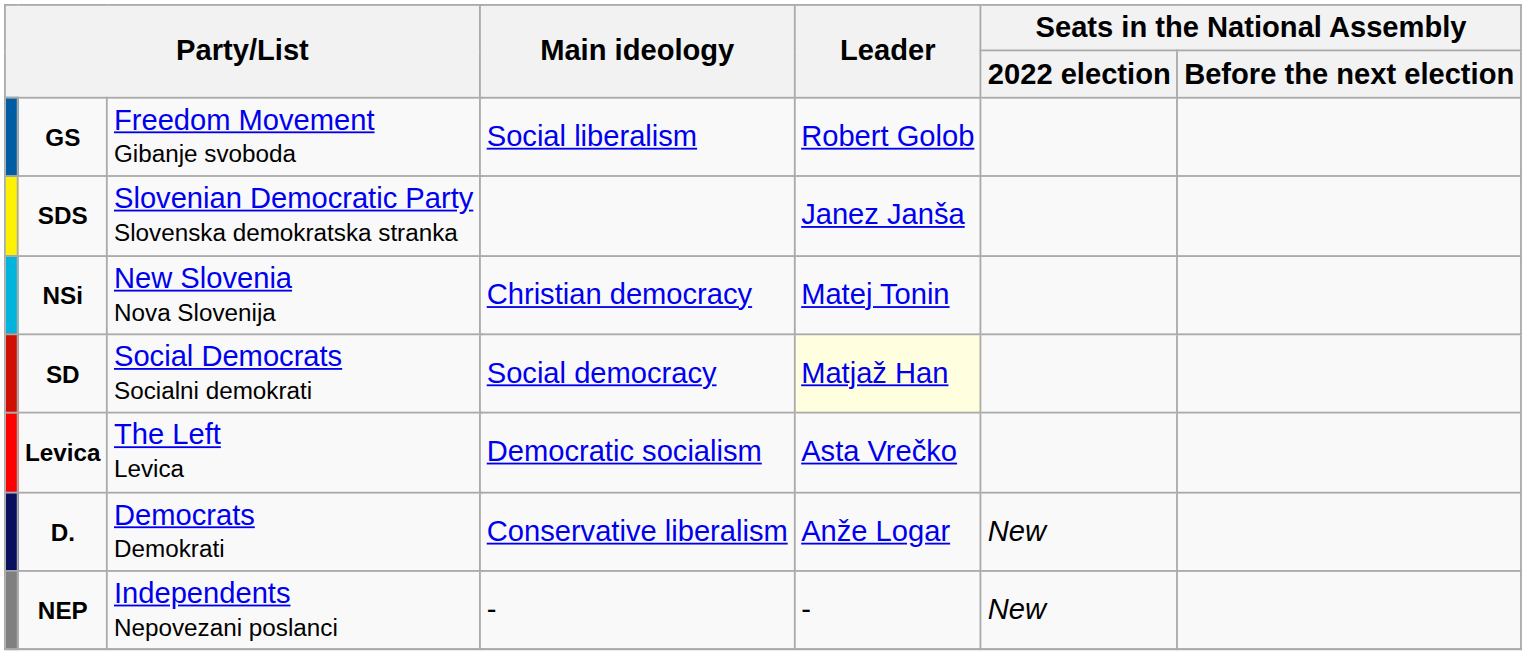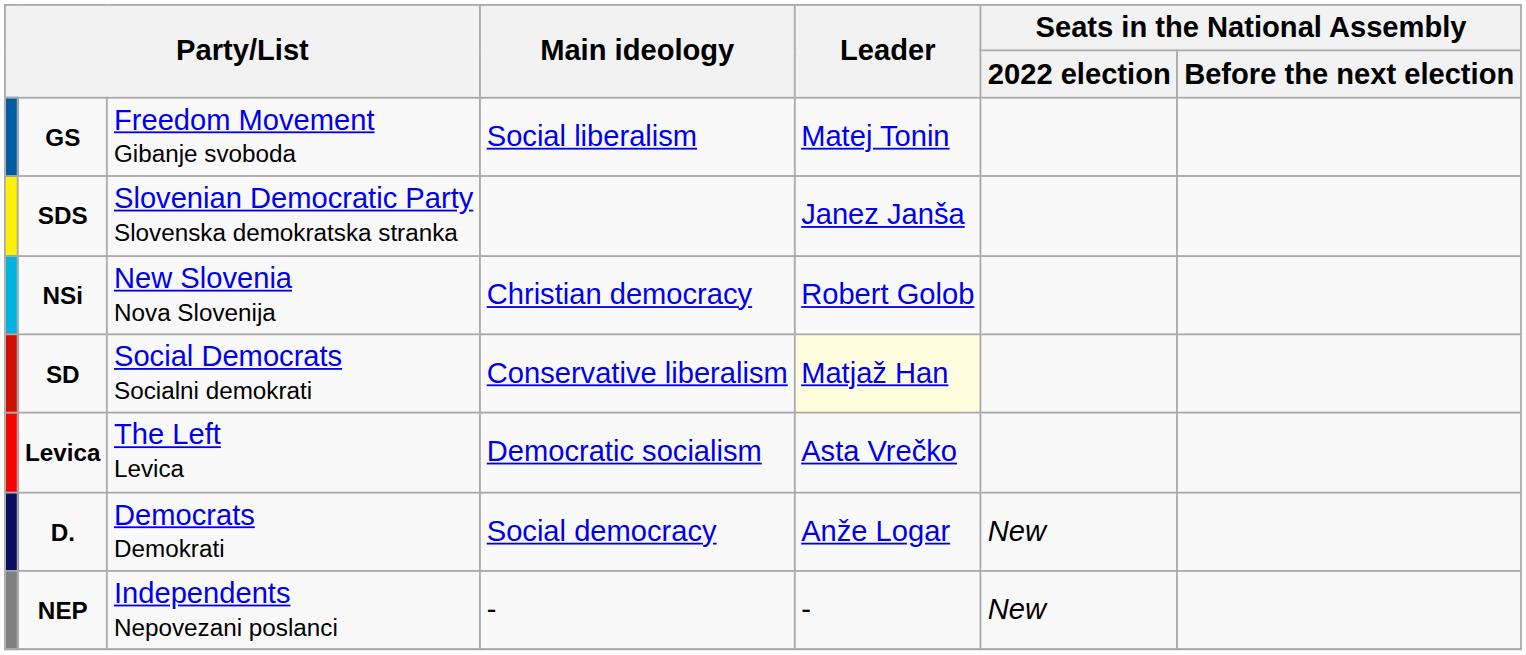(888, 136) Robert Golob -> (875, 136) Matej Tonin
(875, 294) Matej Tonin -> (888, 294) Robert Golob
(602, 373) Social democracy -> (637, 373) Conservative liberalism
(637, 531) Conservative liberalism -> (602, 531) Social democracy
